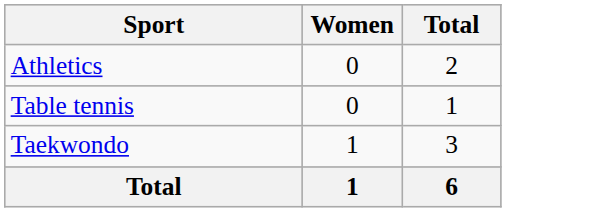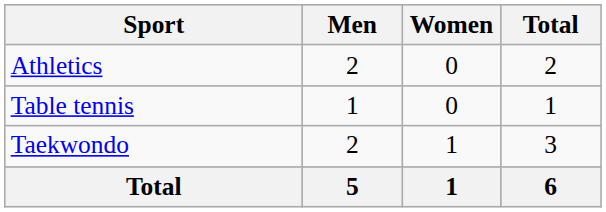+ column: (352, 24)
